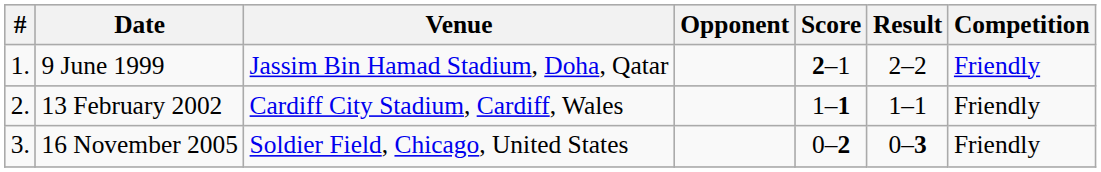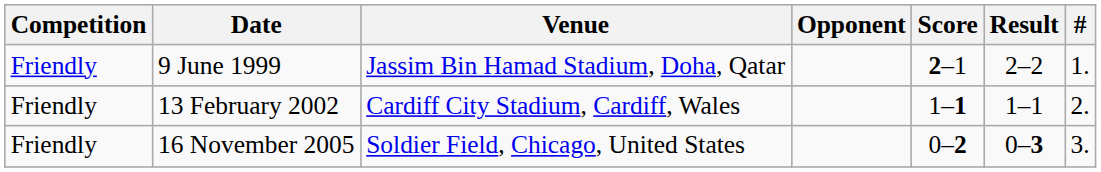columns swapped: (20, 24) <-> (1022, 24)
